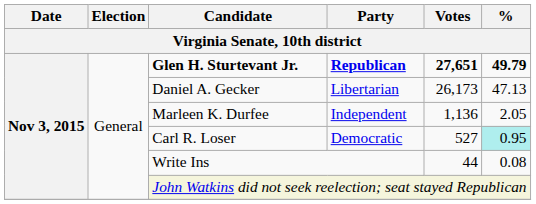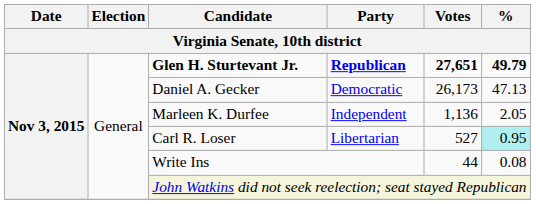(365, 89) Libertarian -> (366, 89) Democratic
(366, 138) Democratic -> (365, 138) Libertarian
